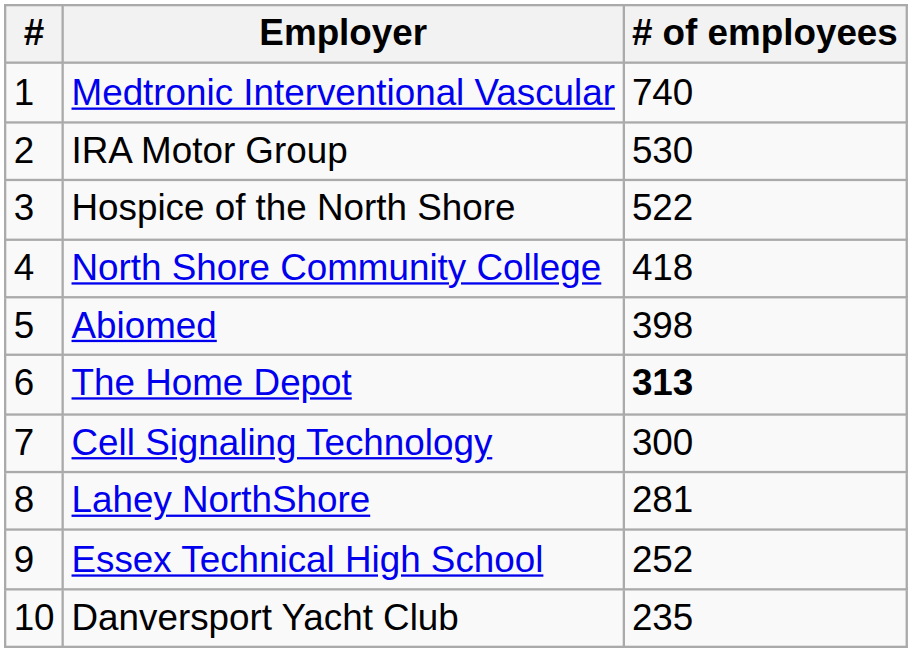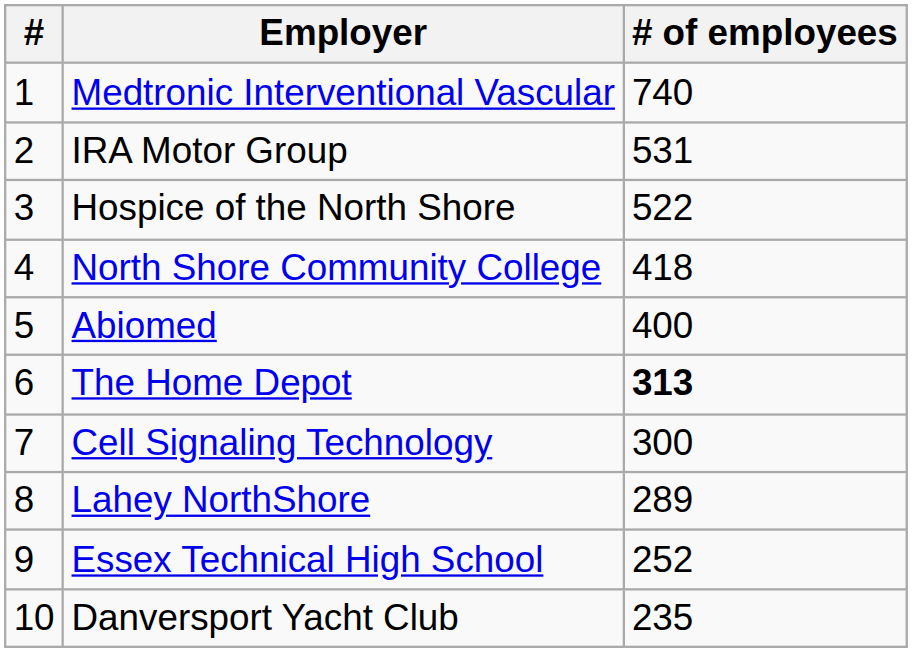(663, 150) 530 -> (663, 150) 531
(663, 325) 398 -> (663, 325) 400
(663, 500) 281 -> (663, 500) 289
